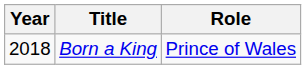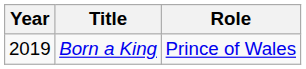(30, 49) 2018 -> (30, 49) 2019
